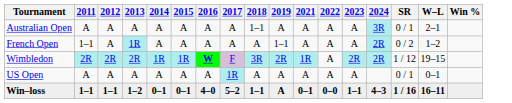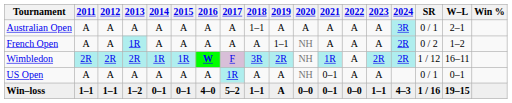+ column: (306, 12)
(86, 43) 1–1 -> (86, 43) A
(433, 59) 19–15 -> (457, 59) 16–11
(306, 75) A -> (330, 75) 0–1
(433, 91) 16–11 -> (457, 91) 19–15
